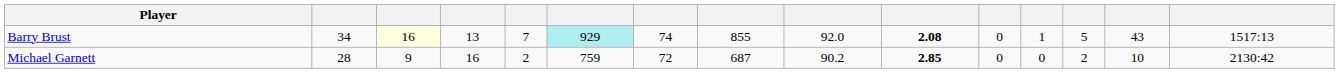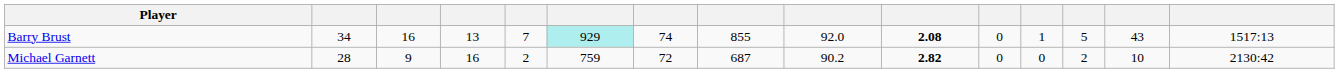(408, 36) lightyellow background -> (408, 36) no background
(930, 57) 2.85 -> (930, 57) 2.82
